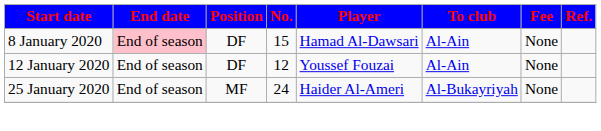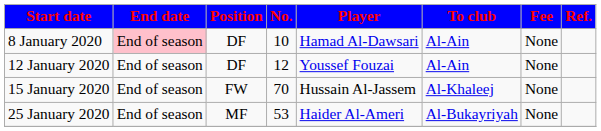(281, 41) 15 -> (281, 41) 10
+ row: (59, 89)
(281, 89) 24 -> (281, 114) 53
